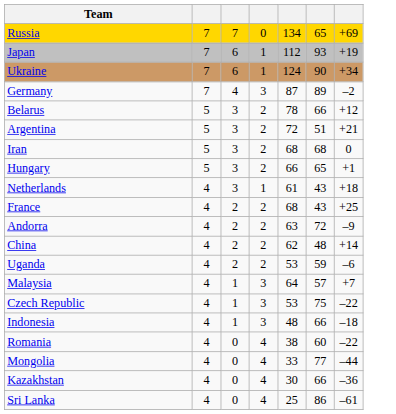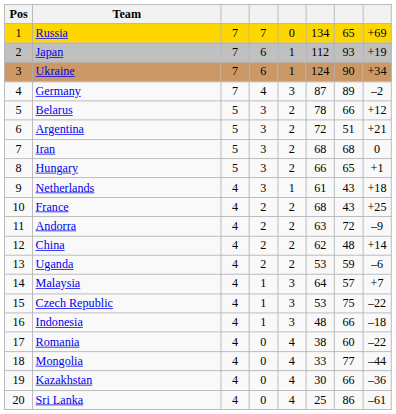+ column: (19, 14)
